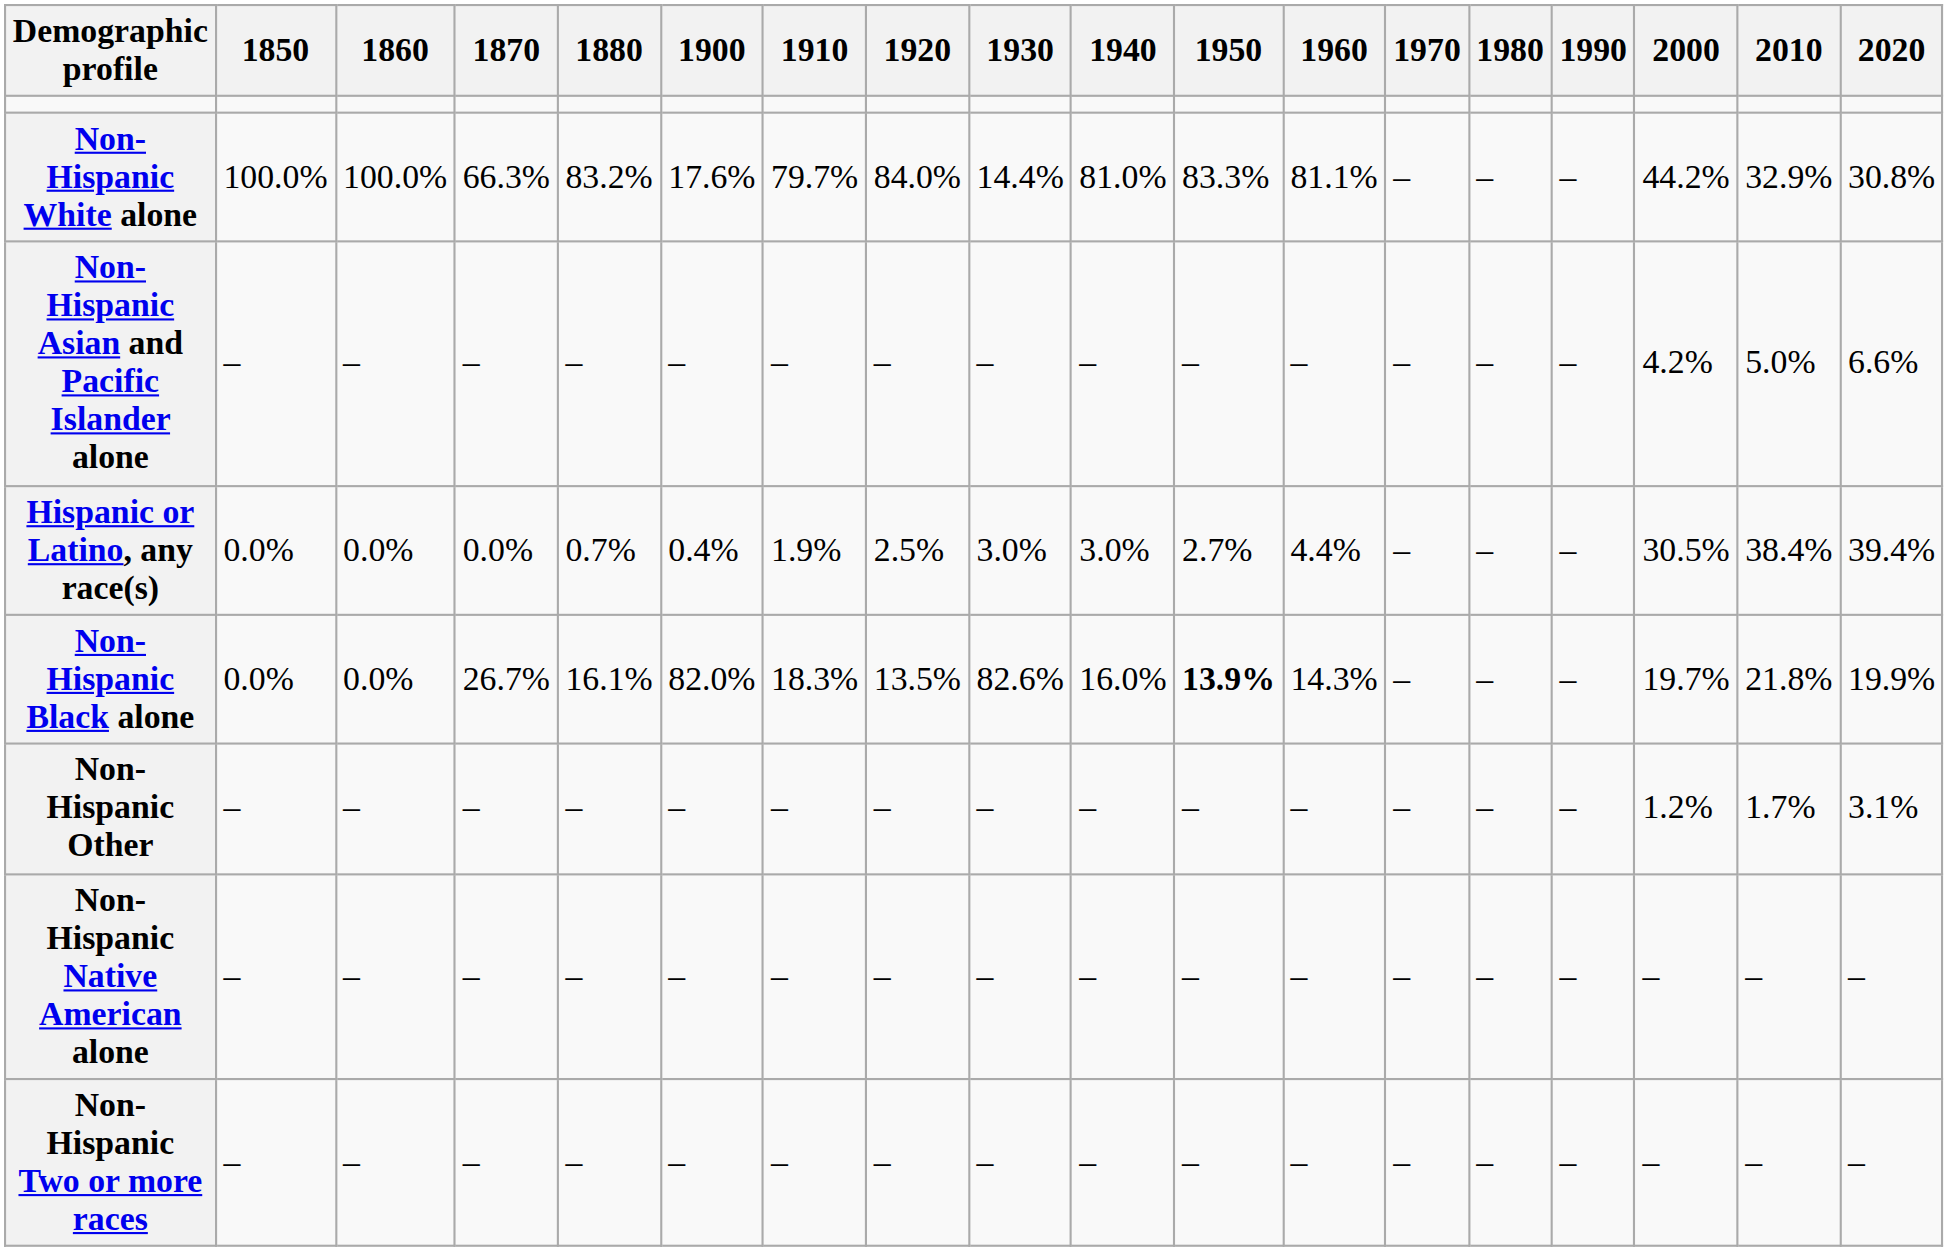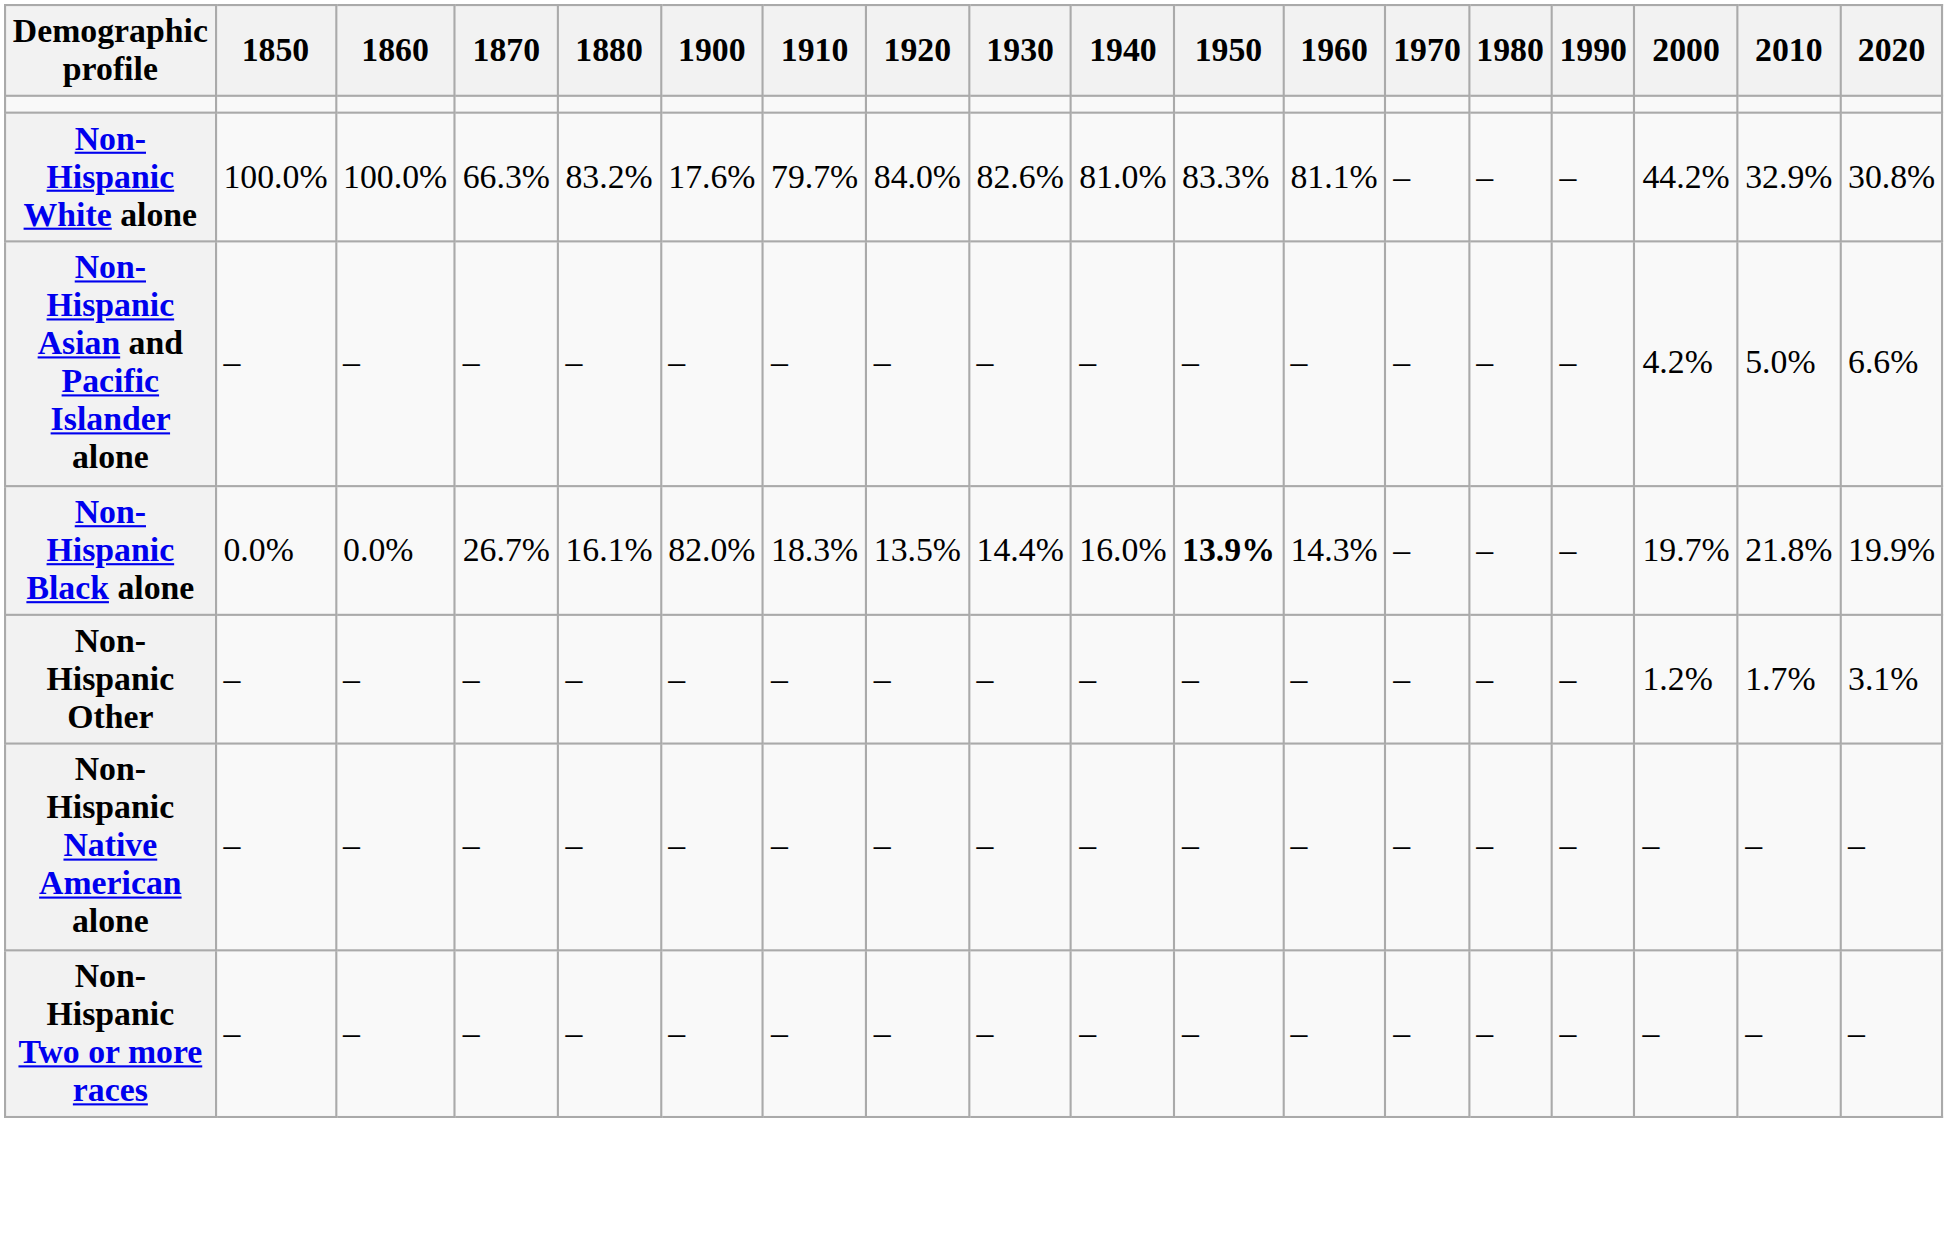(1020, 176) 14.4% -> (1020, 176) 82.6%
- row: (110, 549)
(1020, 678) 82.6% -> (1020, 549) 14.4%
